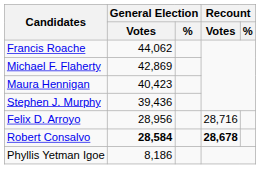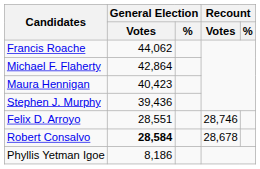(155, 66) 42,869 -> (155, 66) 42,864
(155, 119) 28,956 -> (155, 119) 28,551
(221, 119) 28,716 -> (221, 119) 28,746
(221, 137) bold -> (221, 137) normal
